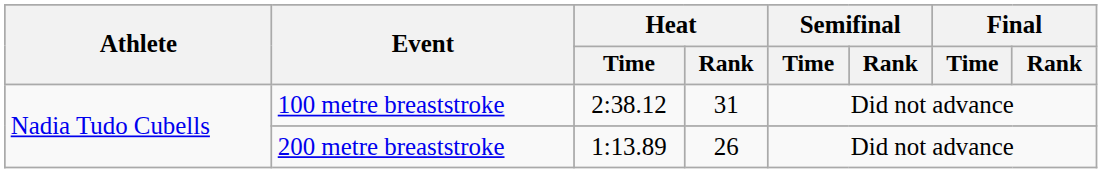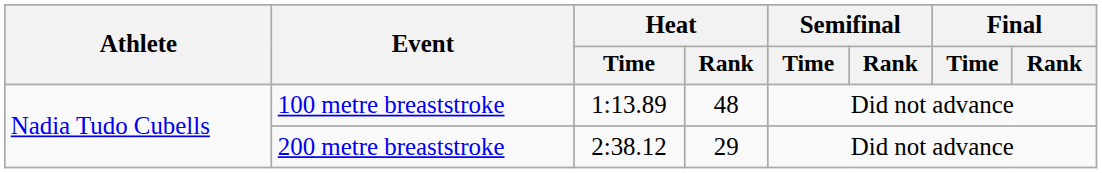(629, 105) 2:38.12 -> (629, 105) 1:13.89
(726, 105) 31 -> (726, 105) 48
(629, 146) 1:13.89 -> (629, 146) 2:38.12
(726, 146) 26 -> (726, 146) 29
